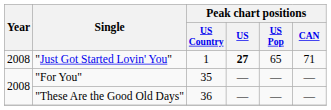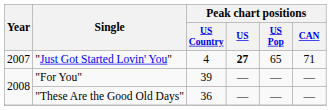(19, 59) 2008 -> (19, 59) 2007
(206, 59) 1 -> (206, 59) 4
(206, 77) 35 -> (206, 77) 39
